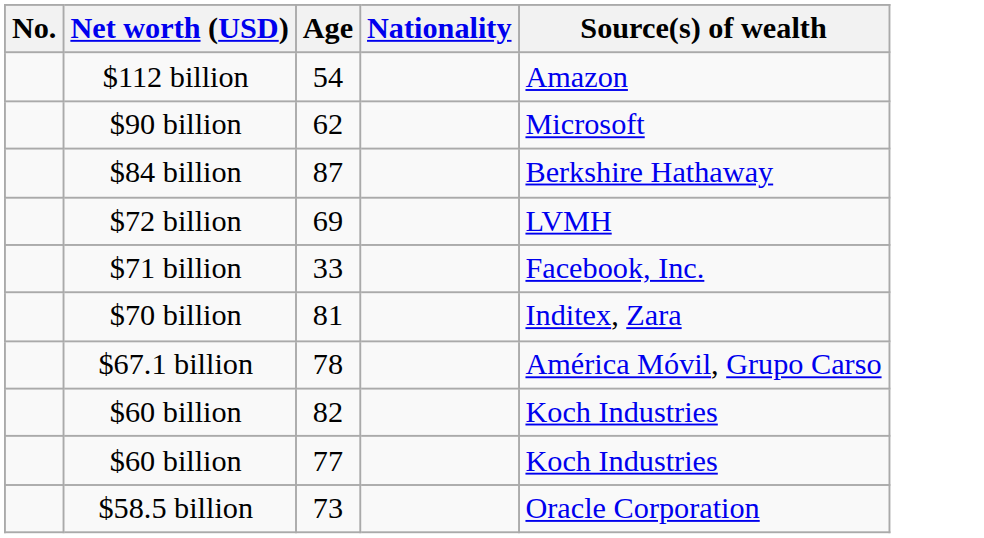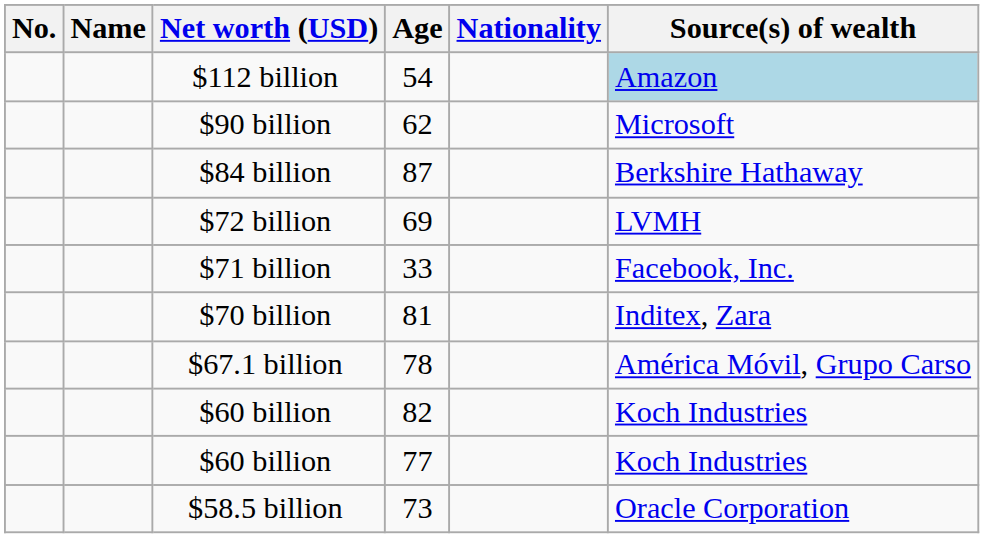+ column: (108, 28)
(577, 76) no background -> (666, 76) lightblue background
